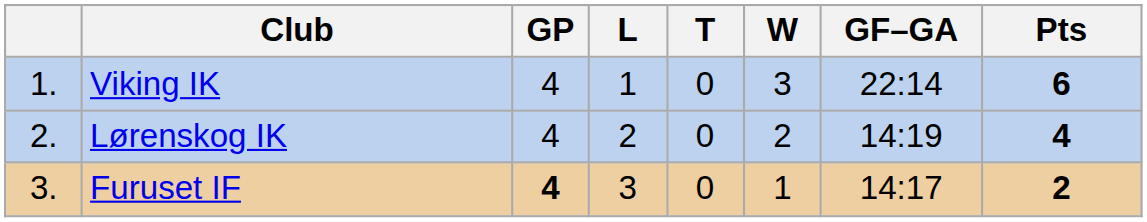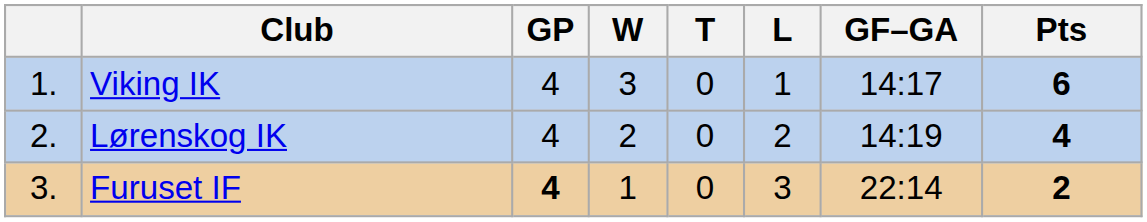columns swapped: (782, 30) <-> (628, 30)
(901, 83) 22:14 -> (901, 83) 14:17
(901, 188) 14:17 -> (901, 188) 22:14
